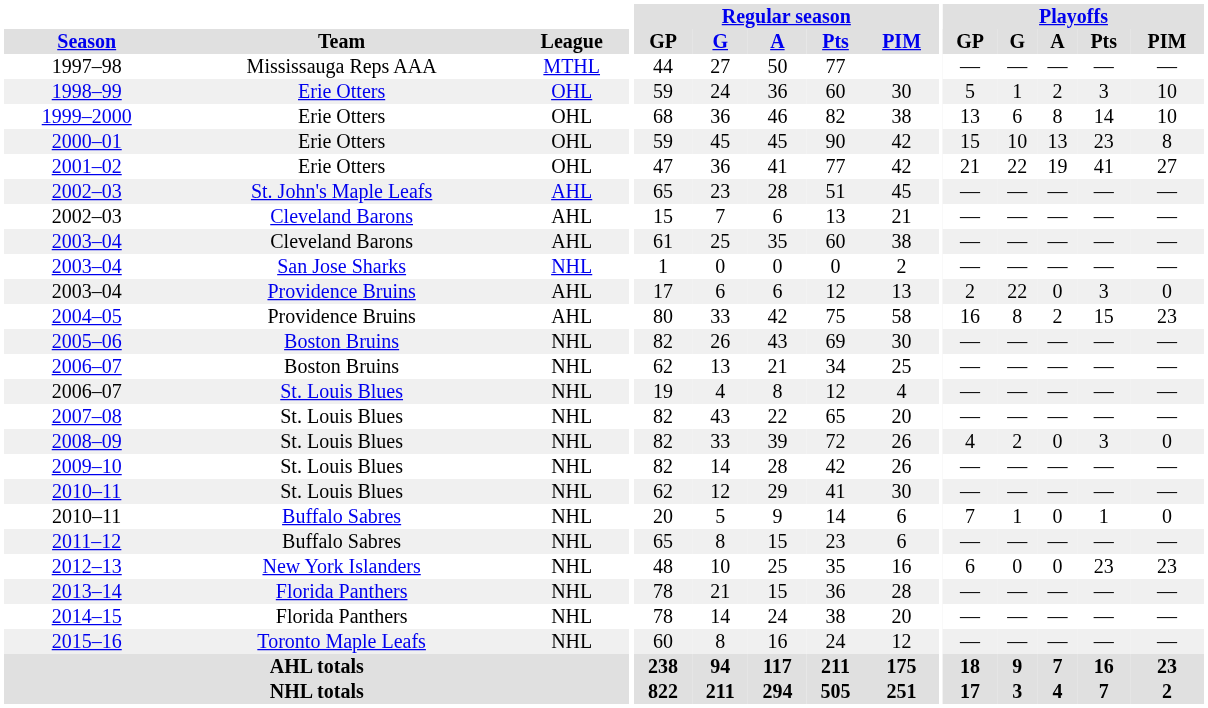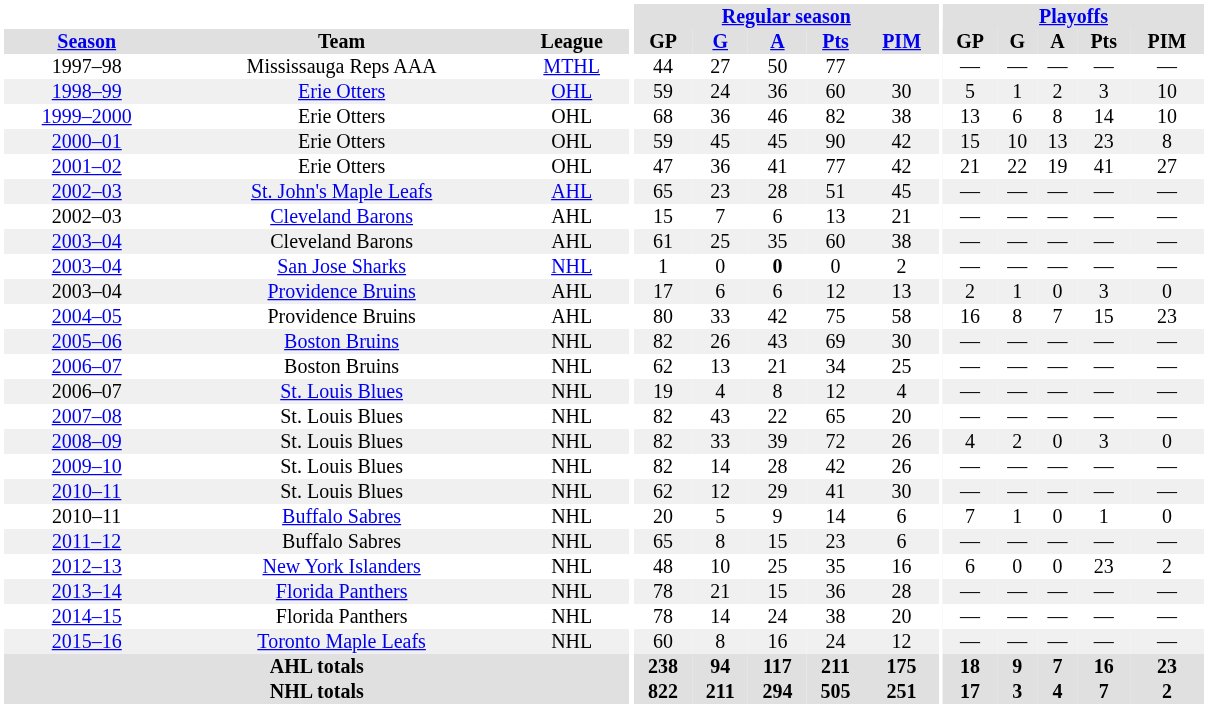(777, 266) normal -> (777, 266) bold
(1017, 291) 22 -> (1017, 291) 1
(1058, 316) 2 -> (1058, 316) 7
(1167, 566) 23 -> (1167, 566) 2
